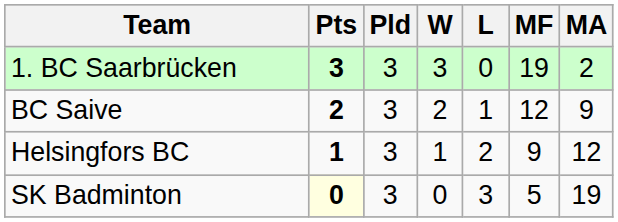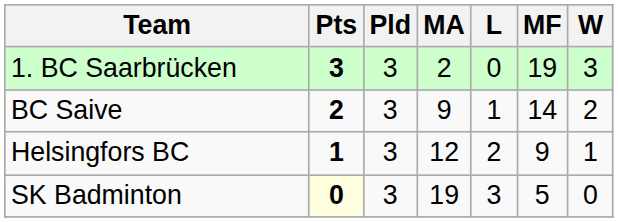columns swapped: (440, 25) <-> (586, 25)
(534, 110) 12 -> (542, 110) 14
